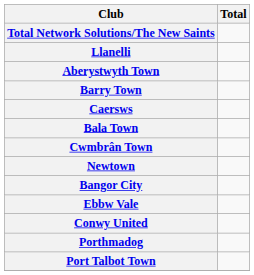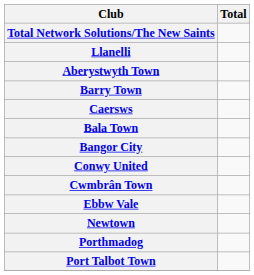rows swapped: (111, 185) <-> (111, 147)
rows swapped: (111, 223) <-> (111, 166)
